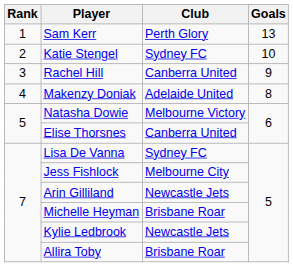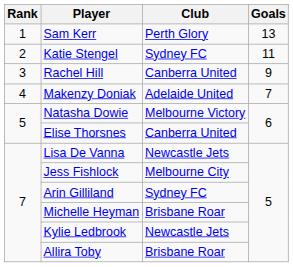(268, 53) 10 -> (268, 53) 11
(268, 93) 8 -> (268, 93) 7
(176, 152) Sydney FC -> (187, 152) Newcastle Jets
(187, 192) Newcastle Jets -> (176, 192) Sydney FC
